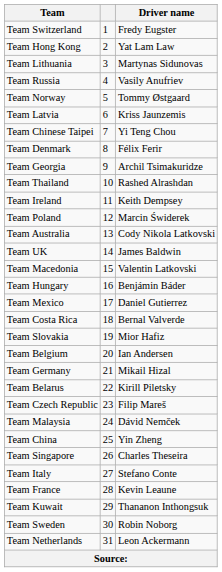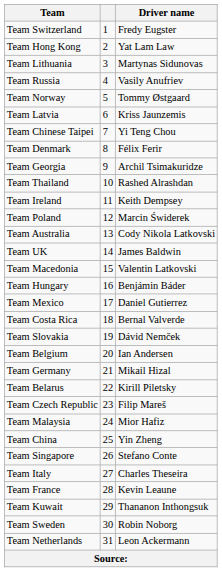(141, 336) Mior Hafiz -> (149, 336) Dávid Nemček
(149, 421) Dávid Nemček -> (141, 421) Mior Hafiz
(153, 455) Charles Theseira -> (147, 455) Stefano Conte
(147, 473) Stefano Conte -> (153, 473) Charles Theseira
